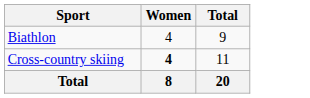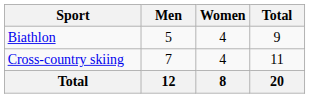+ column: (168, 15)
(168, 59) bold -> (223, 59) normal
